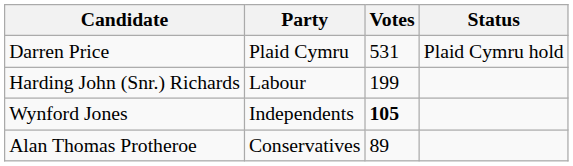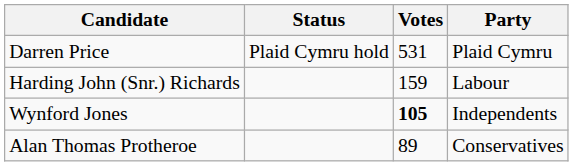columns swapped: (305, 20) <-> (494, 20)
(384, 82) 199 -> (413, 82) 159
